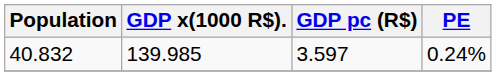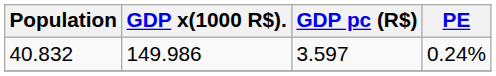(164, 53) 139.985 -> (164, 53) 149.986
